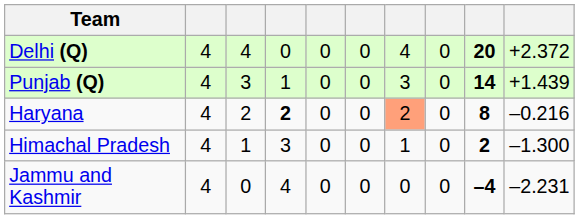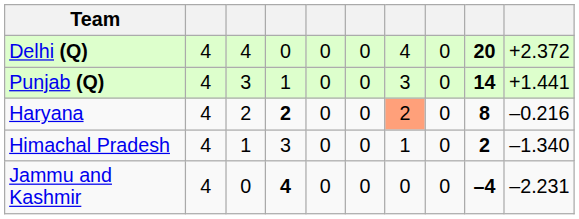(539, 82) +1.439 -> (539, 82) +1.441
(539, 144) –1.300 -> (539, 144) –1.340
(285, 187) normal -> (285, 187) bold
